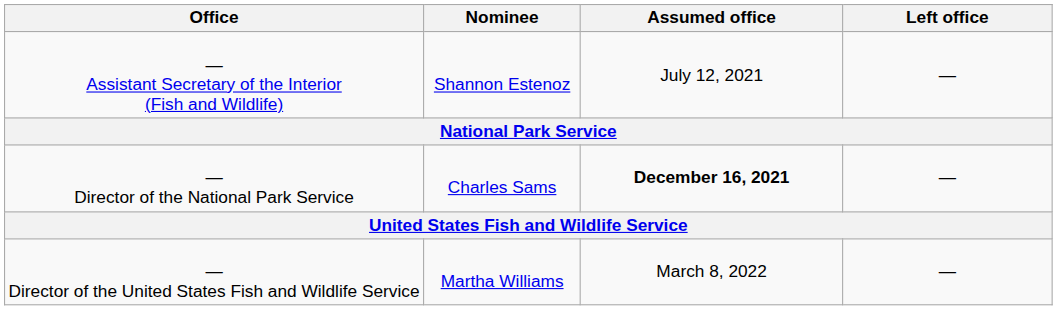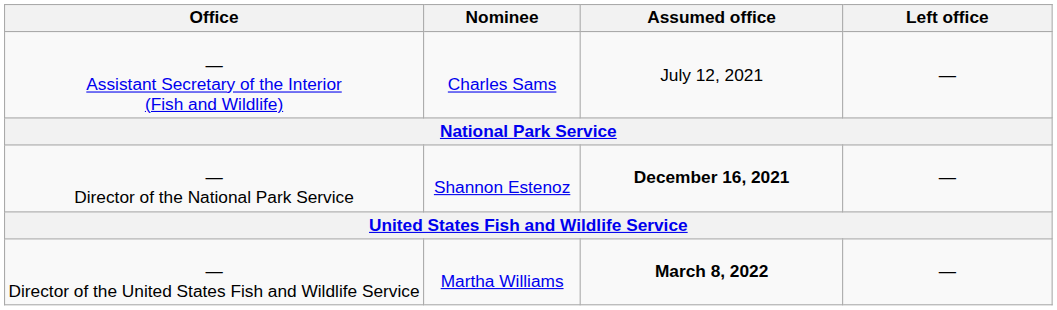(502, 84) Shannon Estenoz -> (502, 84) Charles Sams
(502, 187) Charles Sams -> (502, 187) Shannon Estenoz
(712, 271) normal -> (712, 271) bold
